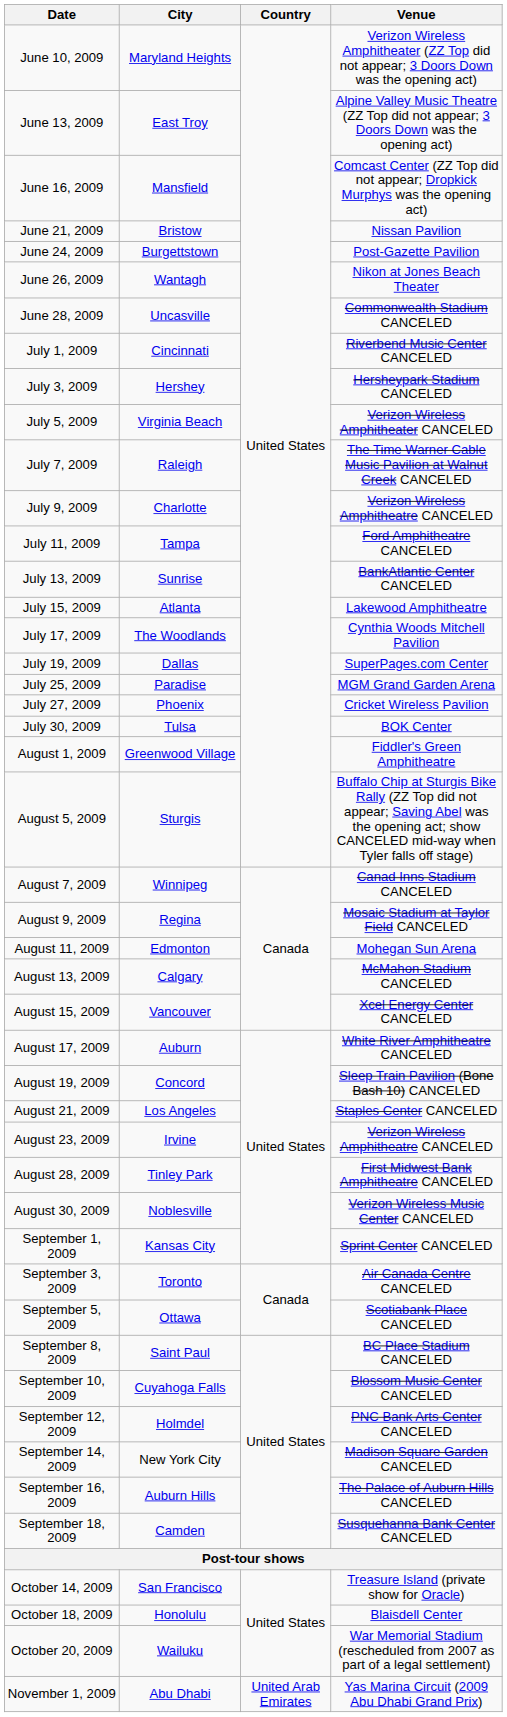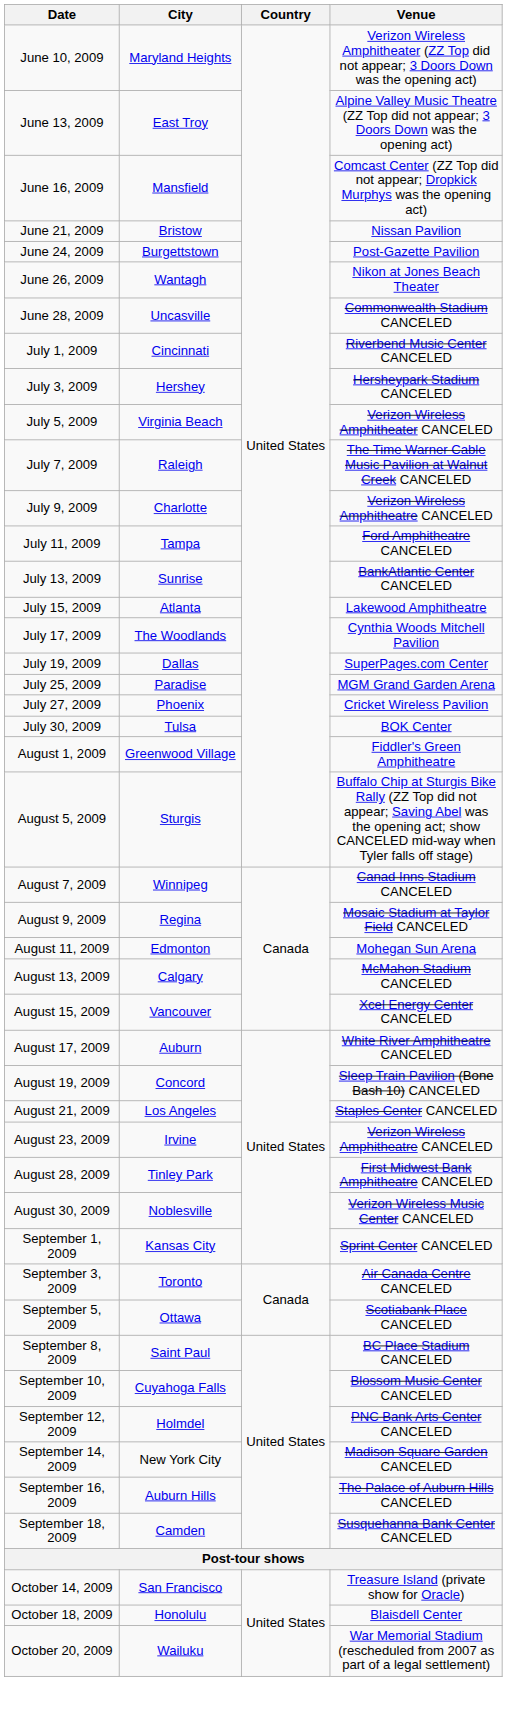- row: (62, 1693)
